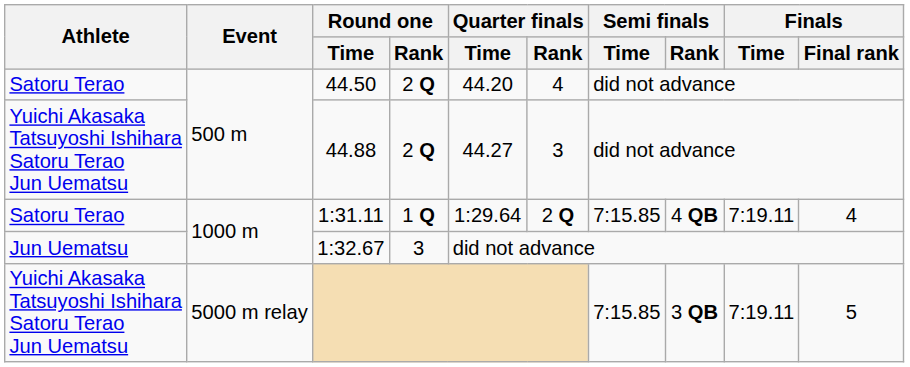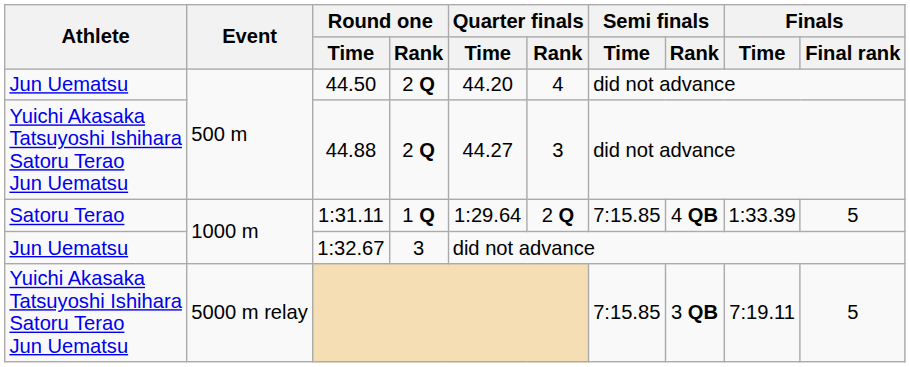(67, 85) Satoru Terao -> (69, 85) Jun Uematsu
(761, 216) 7:19.11 -> (762, 216) 1:33.39
(851, 216) 4 -> (853, 216) 5
